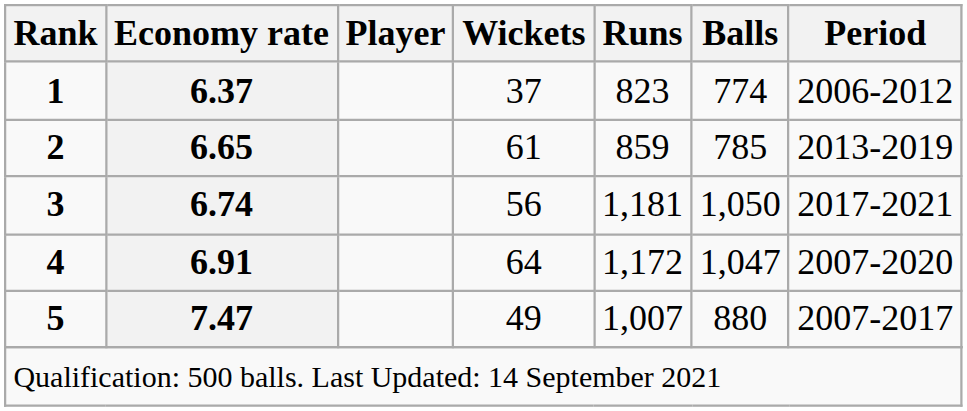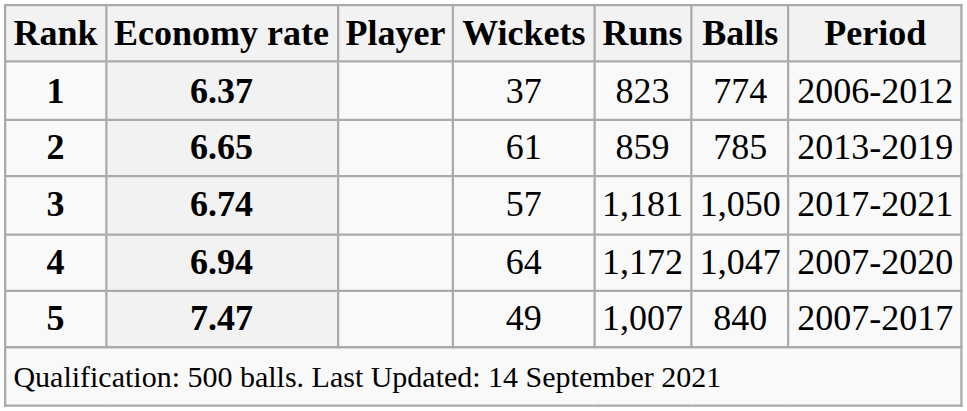(524, 204) 56 -> (524, 204) 57
(222, 261) 6.91 -> (222, 261) 6.94
(740, 318) 880 -> (740, 318) 840
